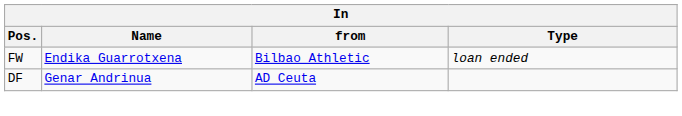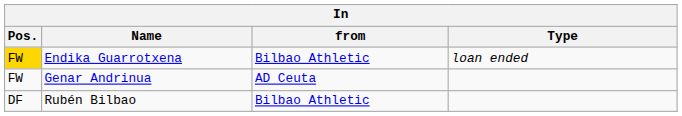(15, 58) no background -> (15, 58) gold background
(15, 79) DF -> (15, 79) FW
+ row: (90, 101)
